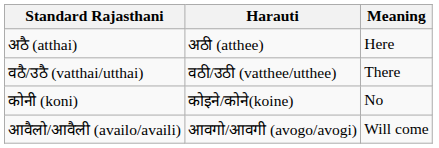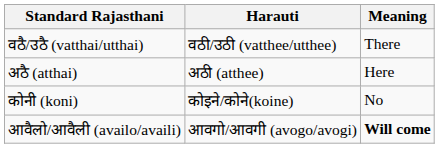rows swapped: (43, 44) <-> (76, 72)
(396, 128) normal -> (397, 128) bold
